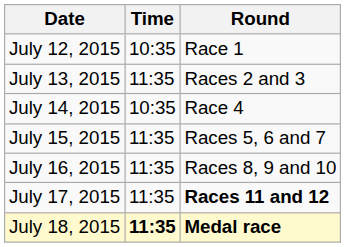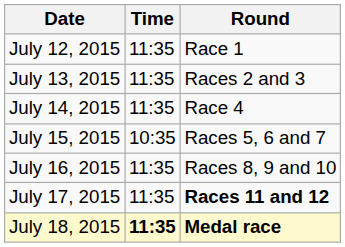(152, 49) 10:35 -> (152, 49) 11:35
(152, 108) 10:35 -> (152, 108) 11:35
(152, 138) 11:35 -> (152, 138) 10:35
